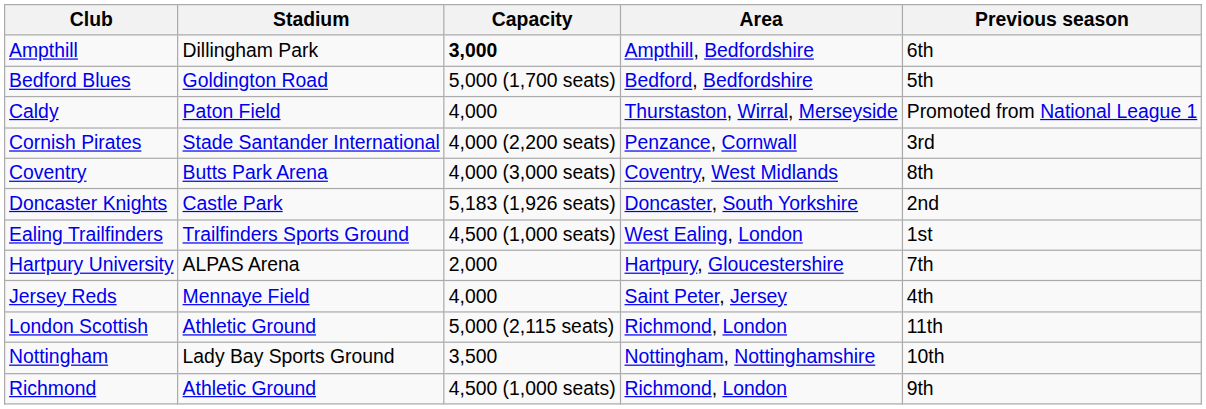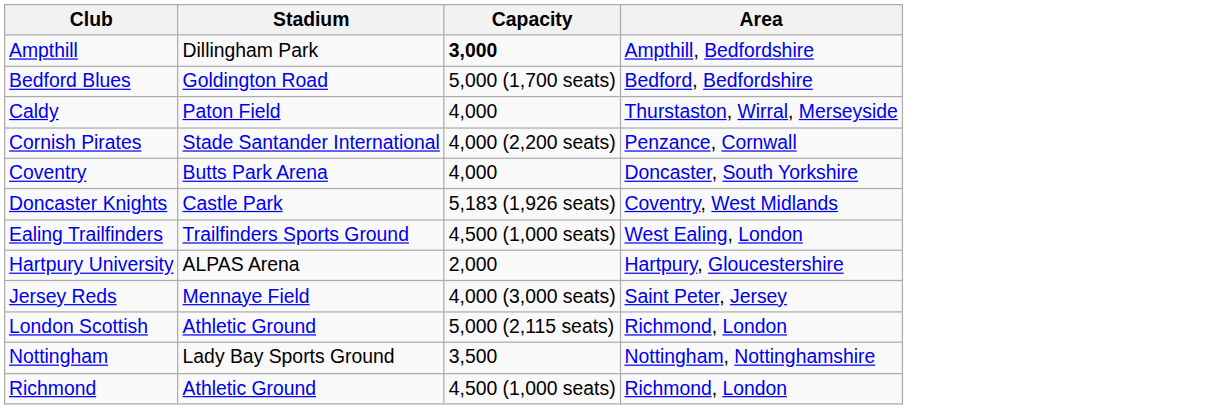- column: (1052, 19)
(532, 173) 4,000 (3,000 seats) -> (473, 173) 4,000
(731, 173) Coventry, West Midlands -> (741, 173) Doncaster, South Yorkshire
(741, 204) Doncaster, South Yorkshire -> (731, 204) Coventry, West Midlands
(473, 296) 4,000 -> (532, 296) 4,000 (3,000 seats)
